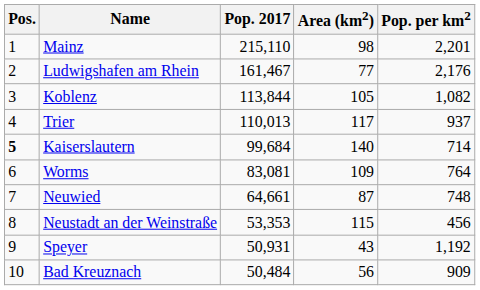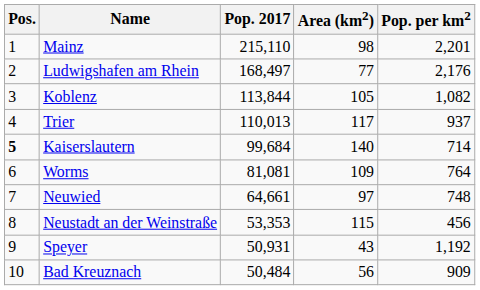(265, 71) 161,467 -> (265, 71) 168,497
(269, 172) 83,081 -> (269, 172) 81,081
(366, 197) 87 -> (366, 197) 97
